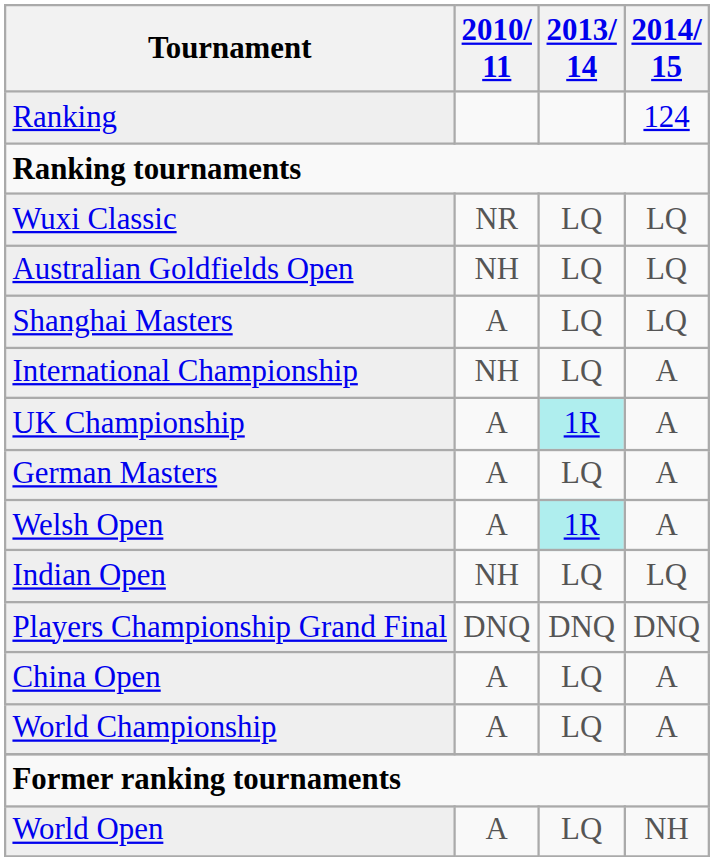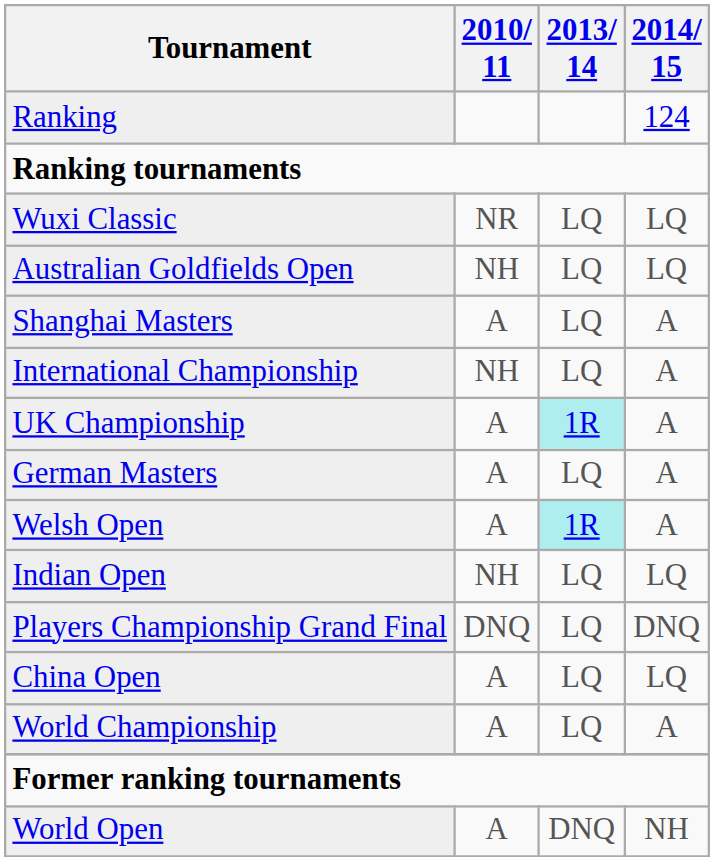(667, 320) LQ -> (667, 320) A
(582, 626) DNQ -> (582, 626) LQ
(667, 677) A -> (667, 677) LQ
(582, 829) LQ -> (582, 829) DNQ
